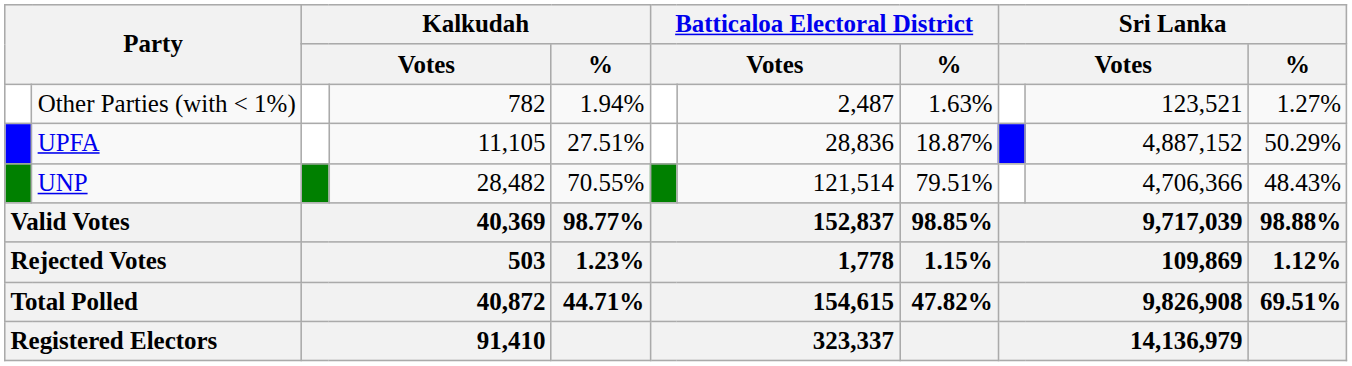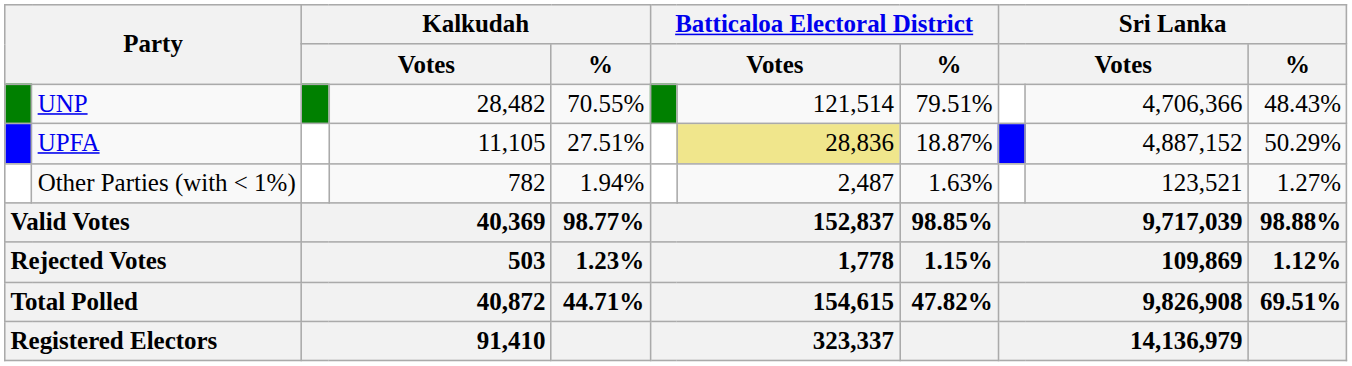rows swapped: (63, 182) <-> (167, 103)
(860, 143) no background -> (860, 143) khaki background
